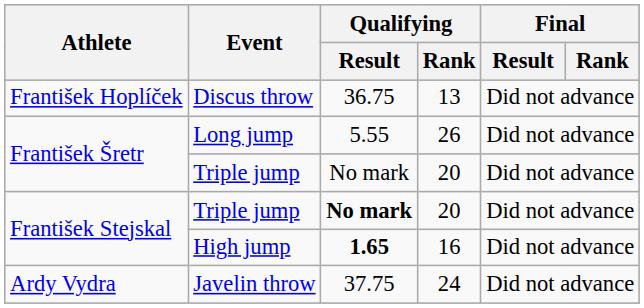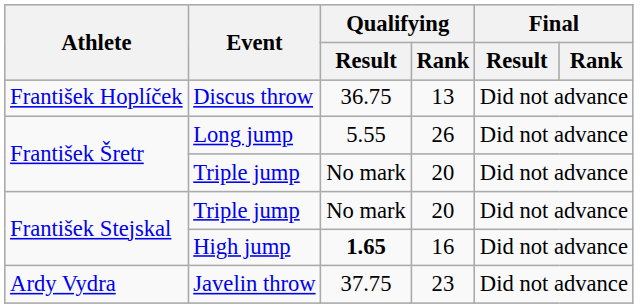(369, 209) bold -> (366, 209) normal
(449, 284) 24 -> (443, 284) 23
